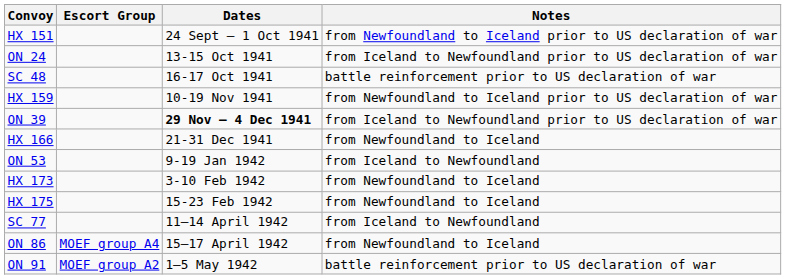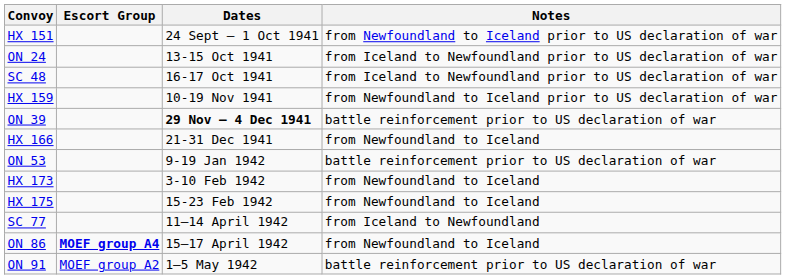(520, 77) battle reinforcement prior to US declaration of war -> (551, 77) from Iceland to Newfoundland prior to US declaration of war
(551, 119) from Iceland to Newfoundland prior to US declaration of war -> (520, 119) battle reinforcement prior to US declaration of war
(432, 160) from Iceland to Newfoundland -> (520, 160) battle reinforcement prior to US declaration of war
(109, 243) normal -> (109, 243) bold
